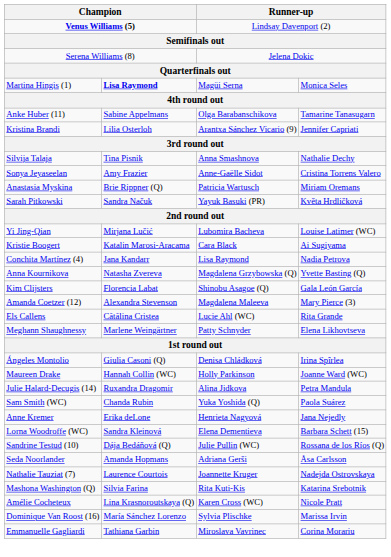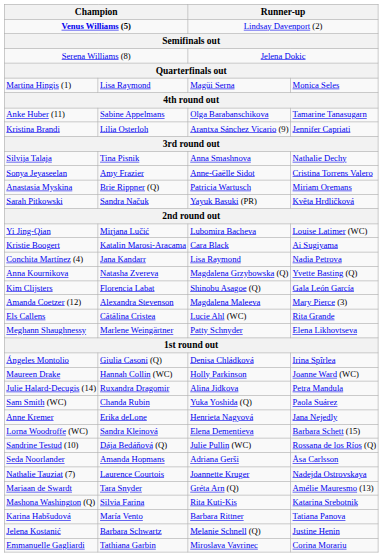(131, 86) bold -> (125, 86) normal
+ row: (39, 488)
- row: (39, 503)
+ row: (39, 517)
+ row: (34, 531)
- row: (53, 517)
